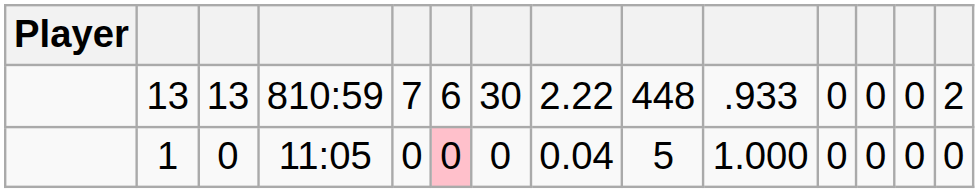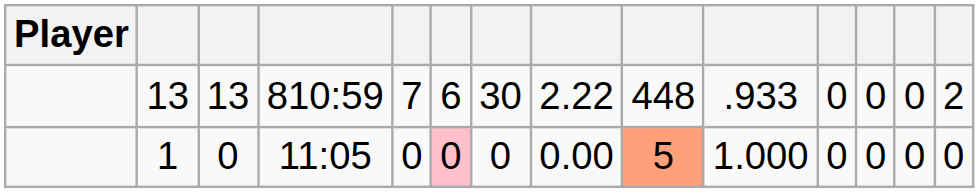(577, 156) 0.04 -> (577, 156) 0.00
(663, 156) no background -> (663, 156) lightsalmon background
